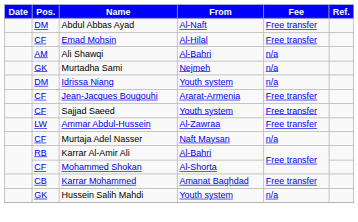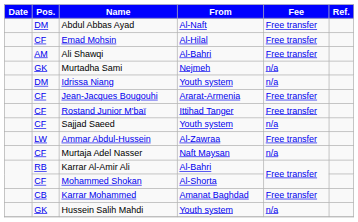(272, 53) n/a -> (291, 53) Free transfer
+ row: (104, 110)
(291, 110) Free transfer -> (272, 124) n/a
